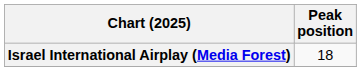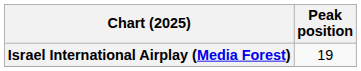(325, 54) 18 -> (325, 54) 19
